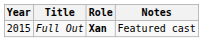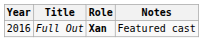(19, 29) 2015 -> (19, 29) 2016
